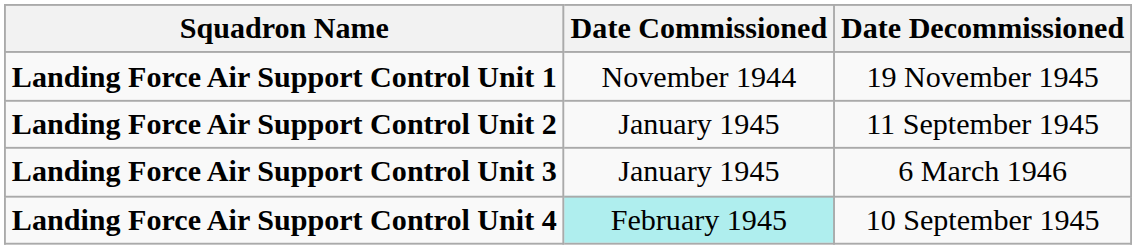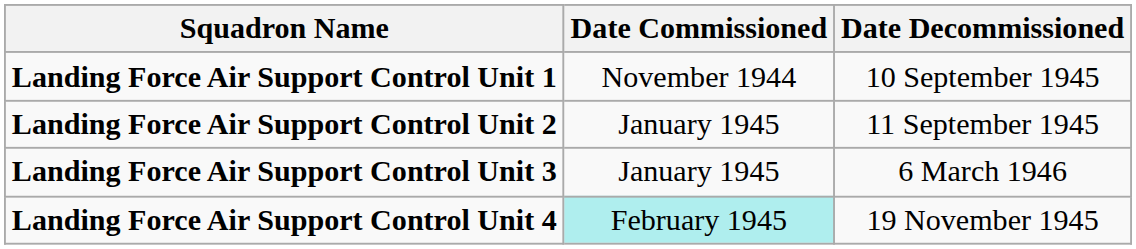(983, 76) 19 November 1945 -> (983, 76) 10 September 1945
(983, 219) 10 September 1945 -> (983, 219) 19 November 1945
